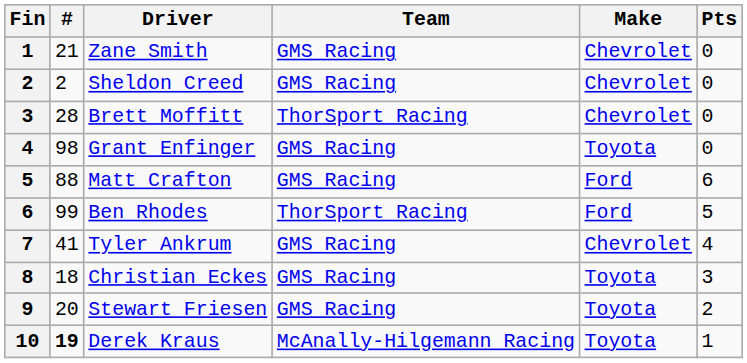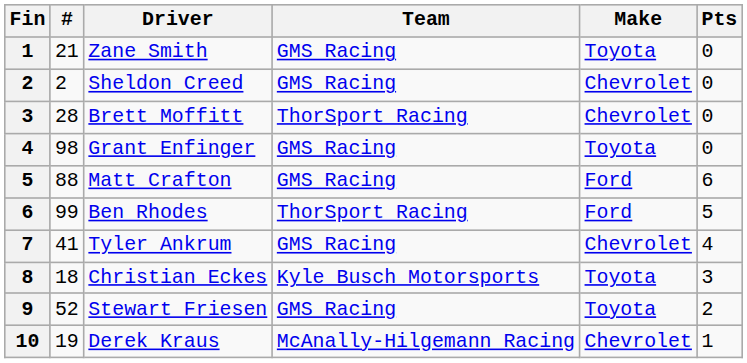(638, 53) Chevrolet -> (620, 53) Toyota
(336, 278) GMS Racing -> (408, 278) Kyle Busch Motorsports
(67, 310) 20 -> (67, 310) 52
(67, 342) bold -> (67, 342) normal
(620, 342) Toyota -> (638, 342) Chevrolet
